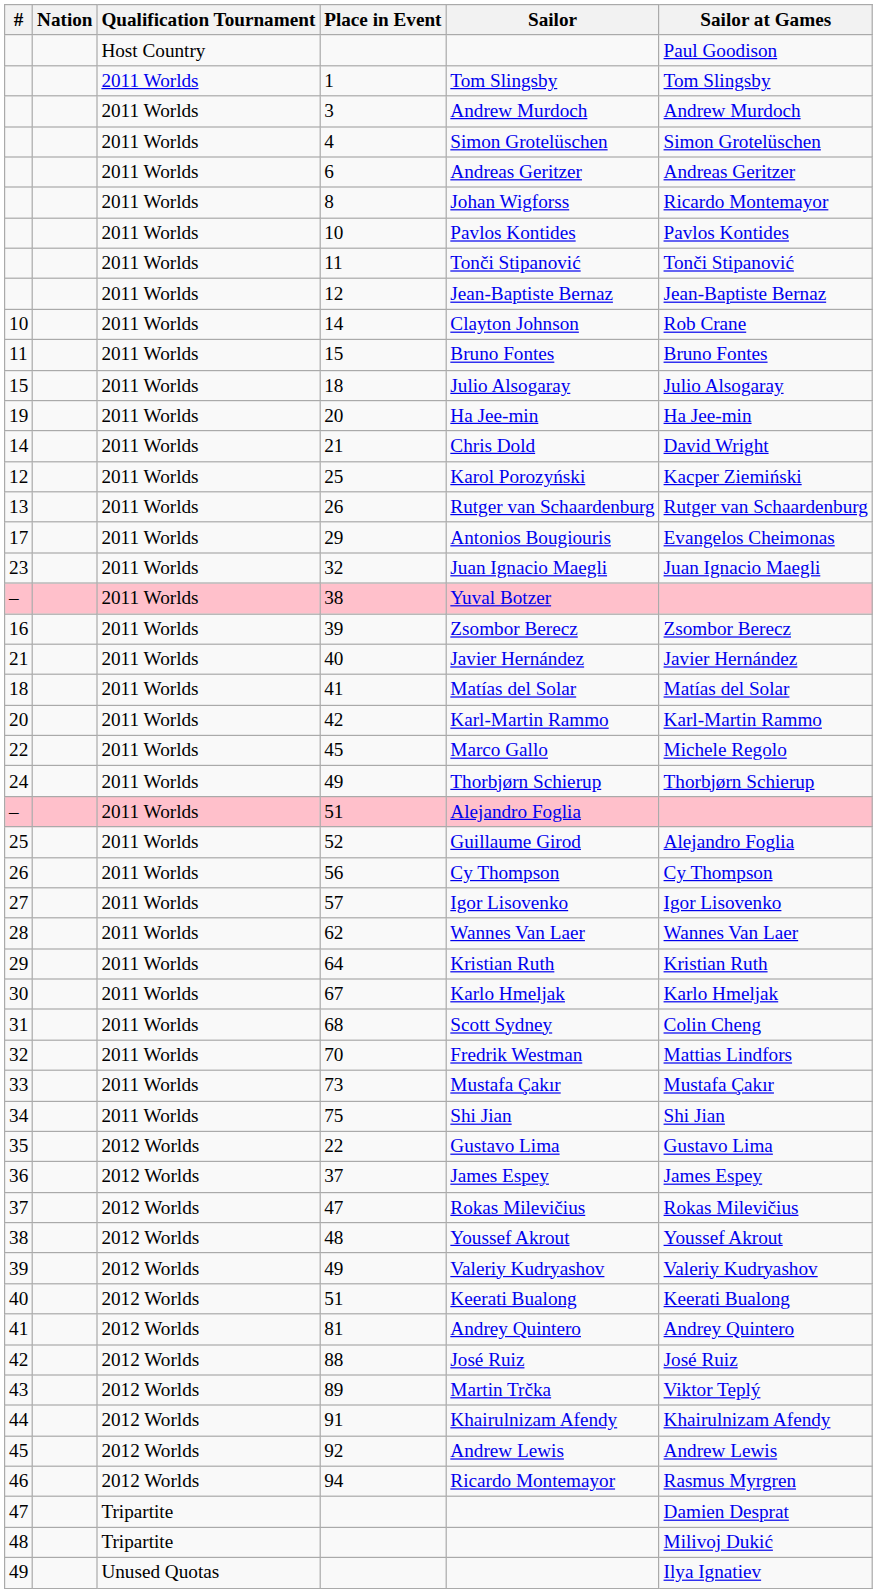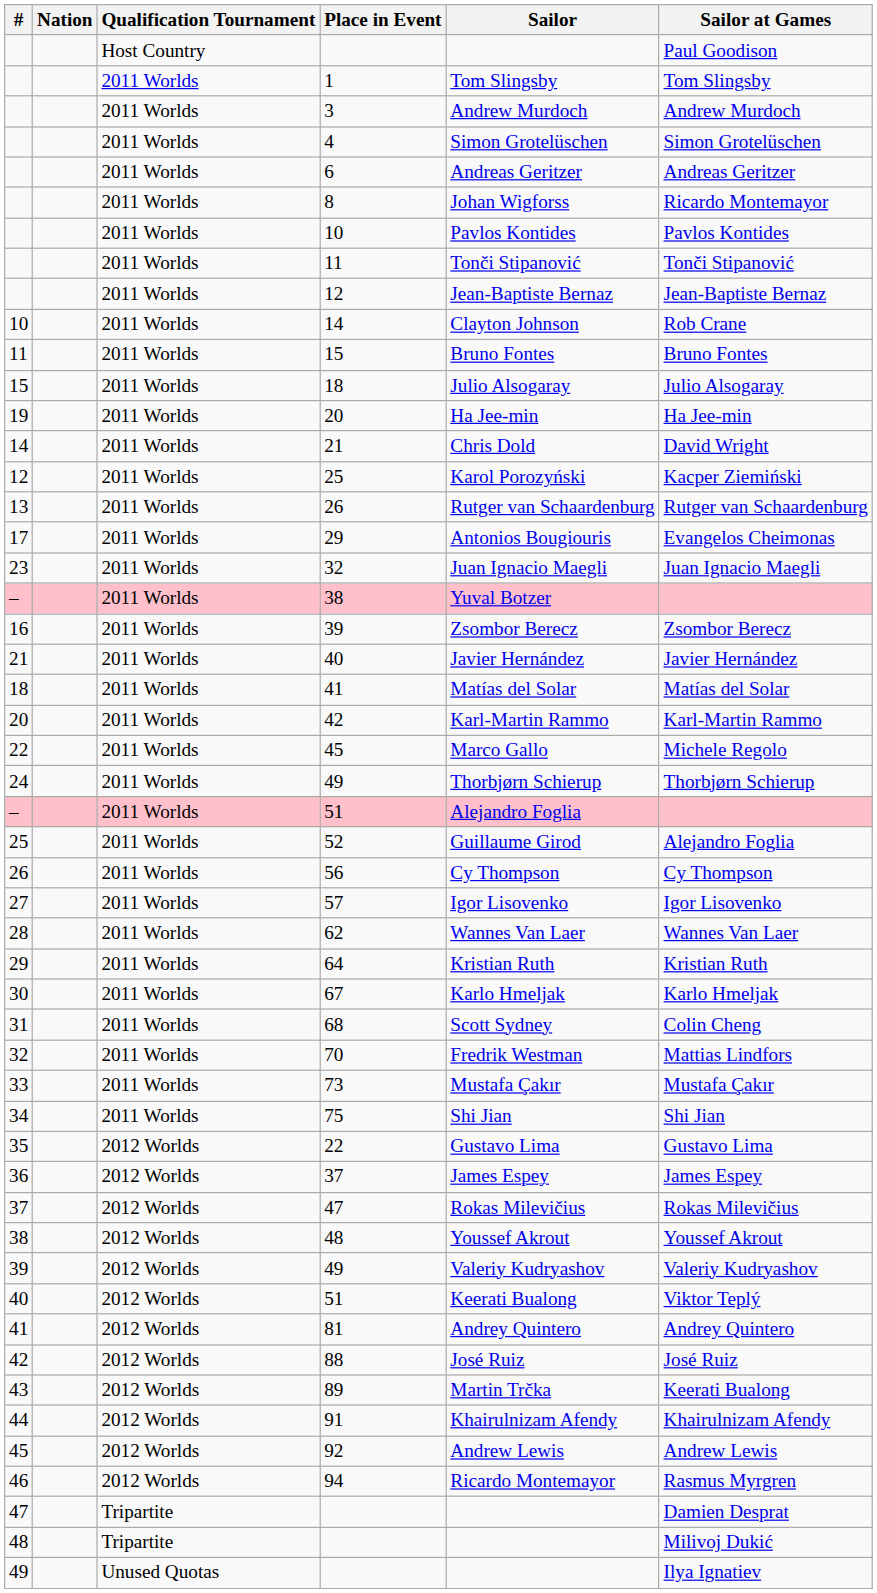(727, 1298) Keerati Bualong -> (712, 1298) Viktor Teplý
(712, 1389) Viktor Teplý -> (727, 1389) Keerati Bualong
